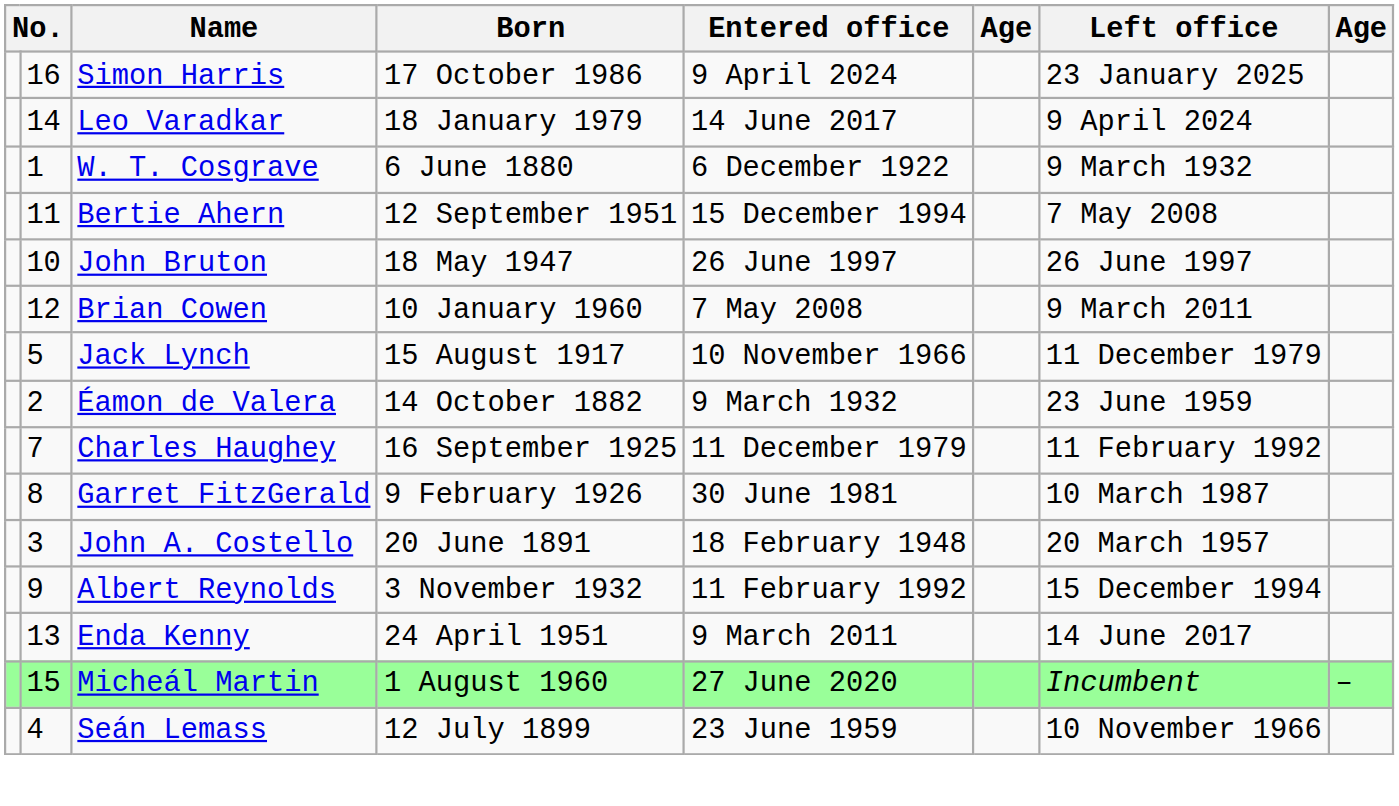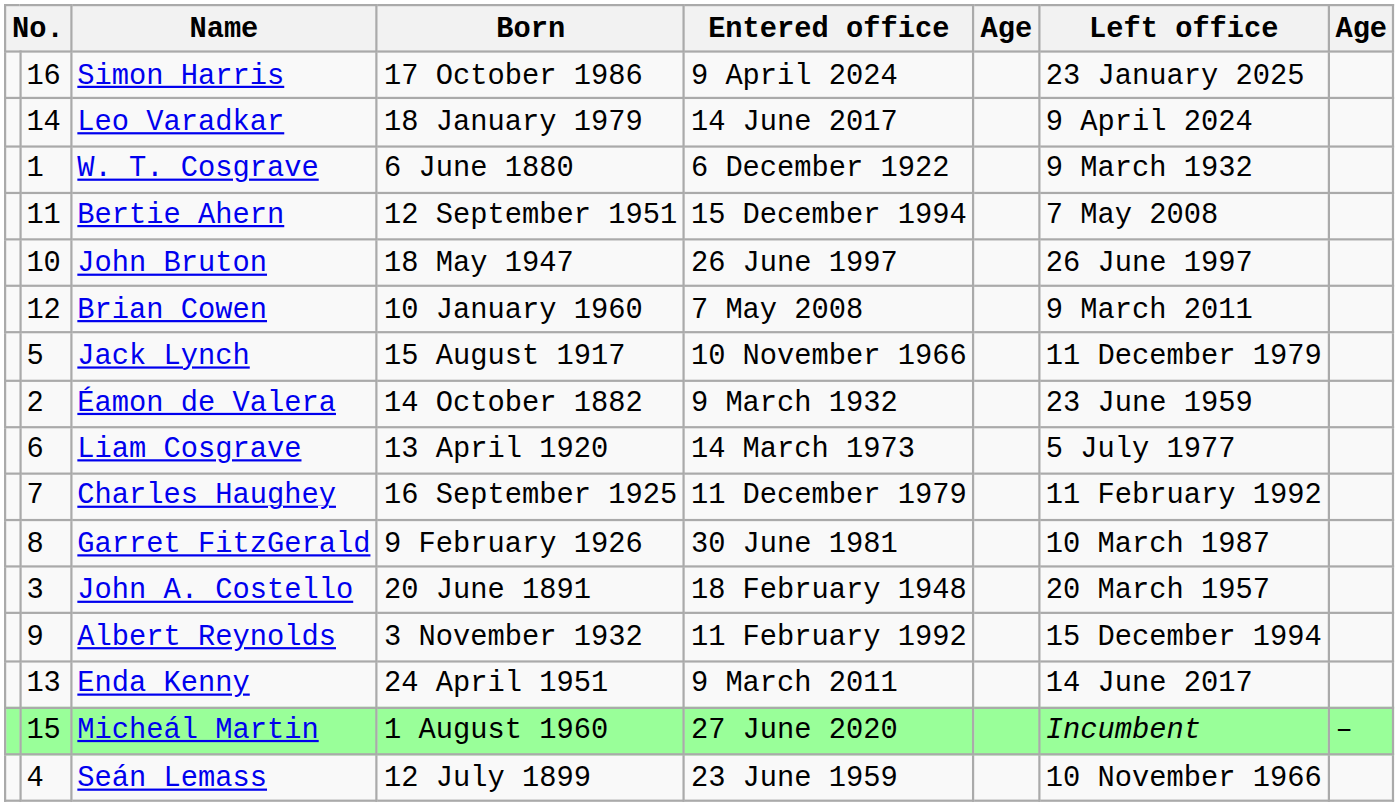+ row: (189, 450)
